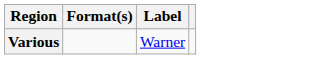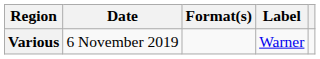+ column: (122, 16)
